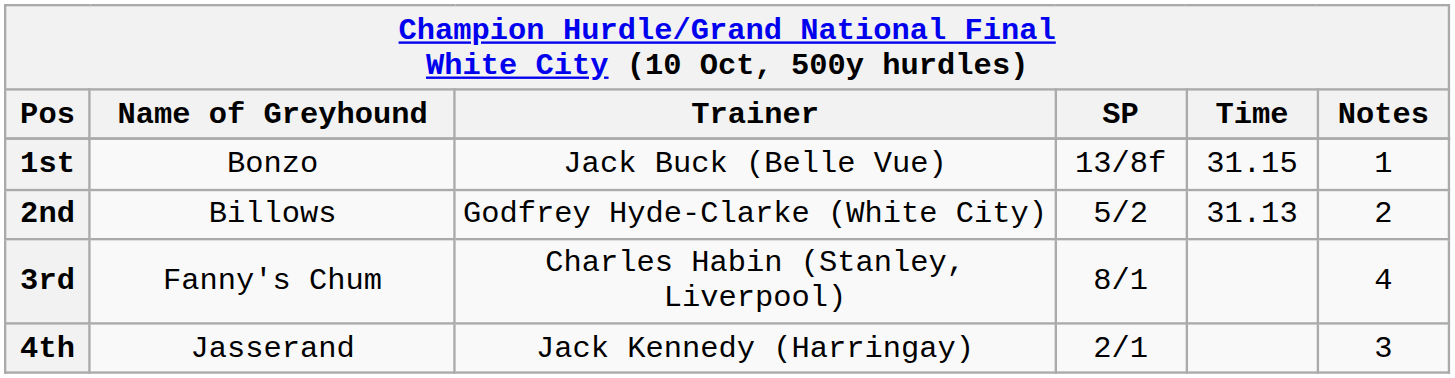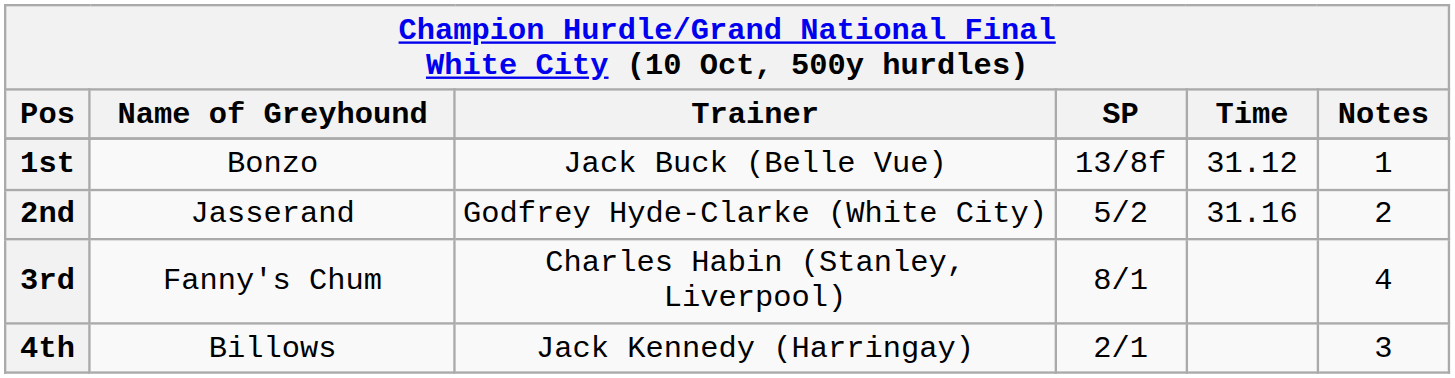(1252, 164) 31.15 -> (1252, 164) 31.12
(273, 214) Billows -> (273, 214) Jasserand
(1252, 214) 31.13 -> (1252, 214) 31.16
(273, 348) Jasserand -> (273, 348) Billows
